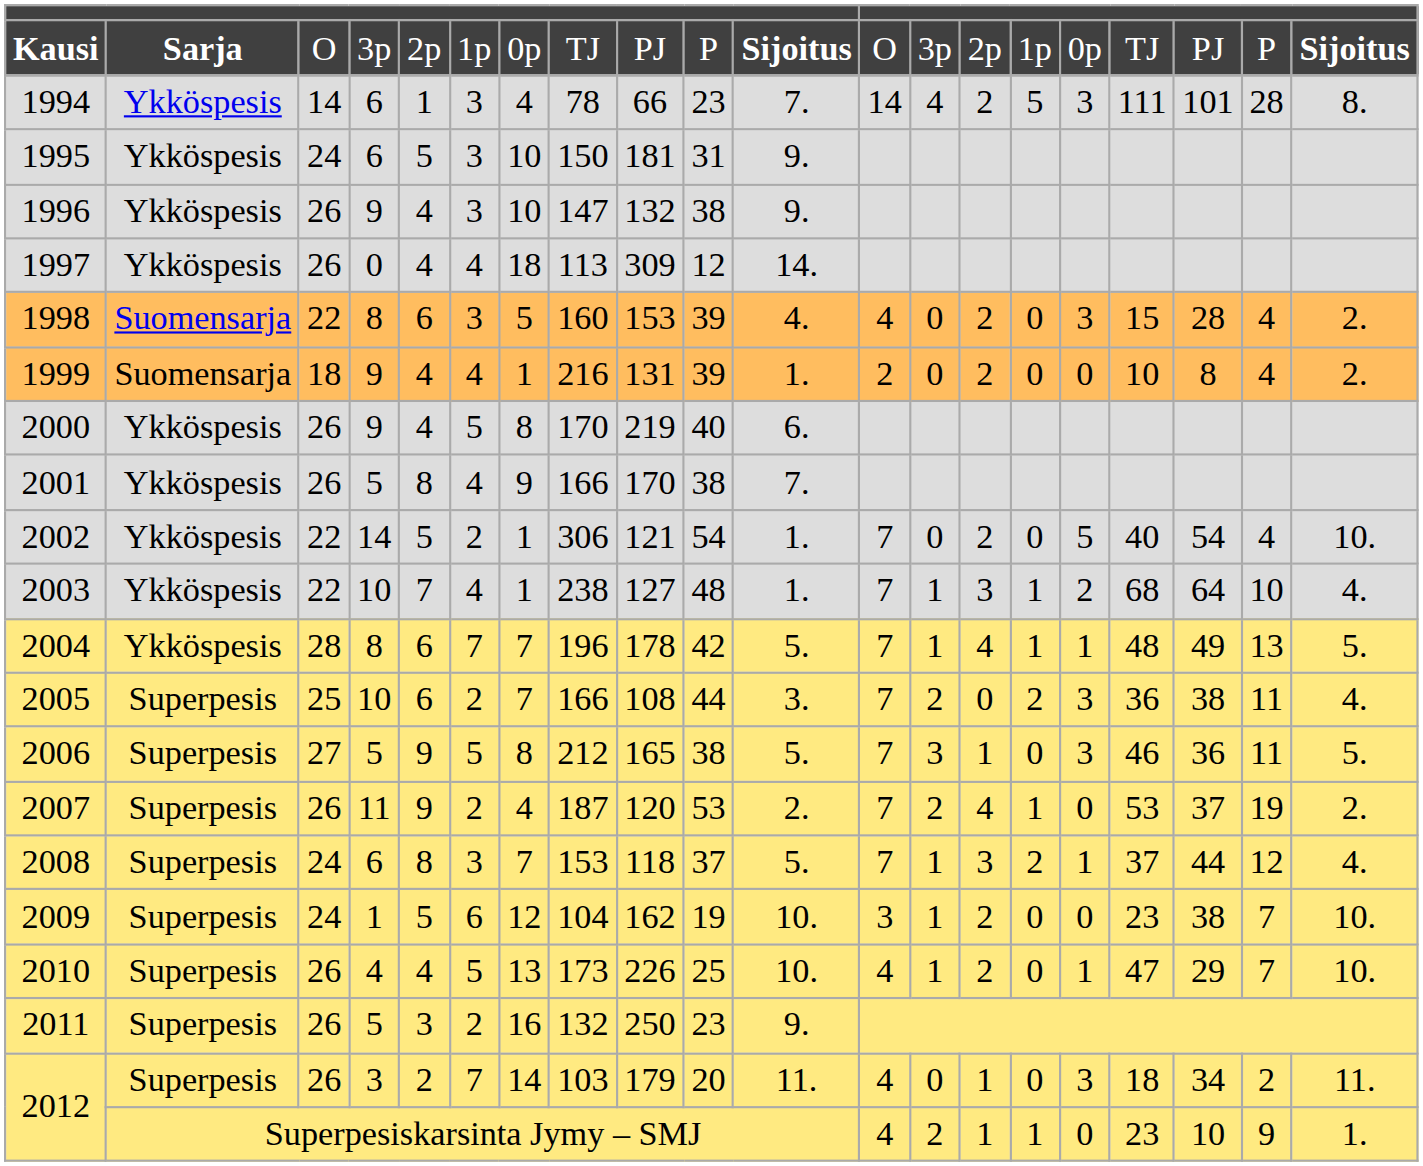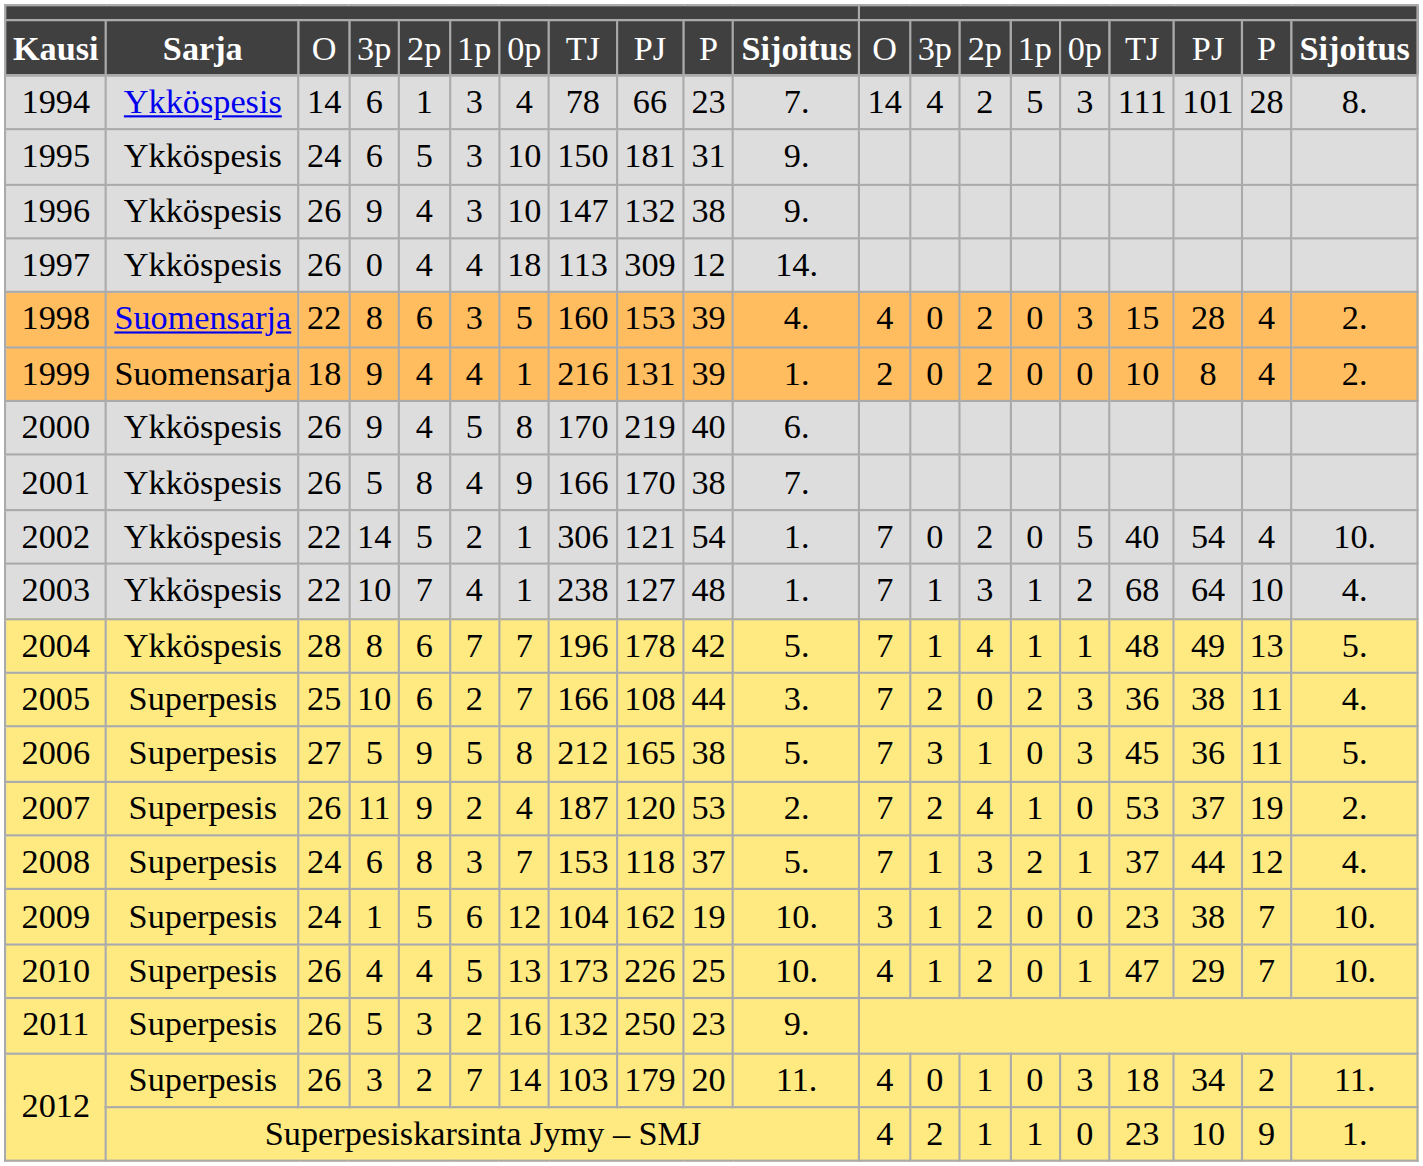(1142, 753) 46 -> (1142, 753) 45
